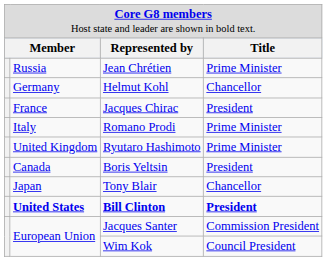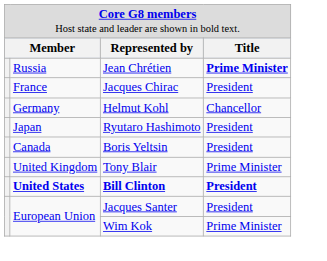(244, 68) normal -> (247, 68) bold
rows swapped: (141, 107) <-> (136, 87)
- row: (139, 127)
(55, 147) United Kingdom -> (27, 127) Japan
(244, 147) Prime Minister -> (230, 127) President
(27, 186) Japan -> (55, 166) United Kingdom
(234, 186) Chancellor -> (244, 166) Prime Minister
(263, 226) Commission President -> (230, 206) President
(251, 246) Council President -> (244, 226) Prime Minister
